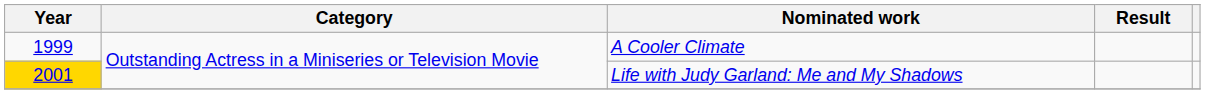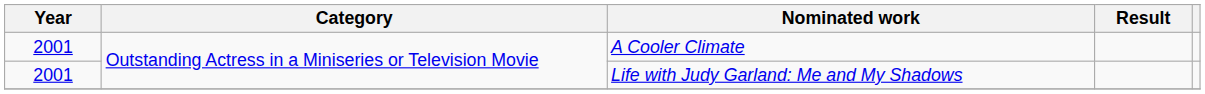(53, 46) 1999 -> (53, 46) 2001
(53, 74) gold background -> (53, 74) no background
